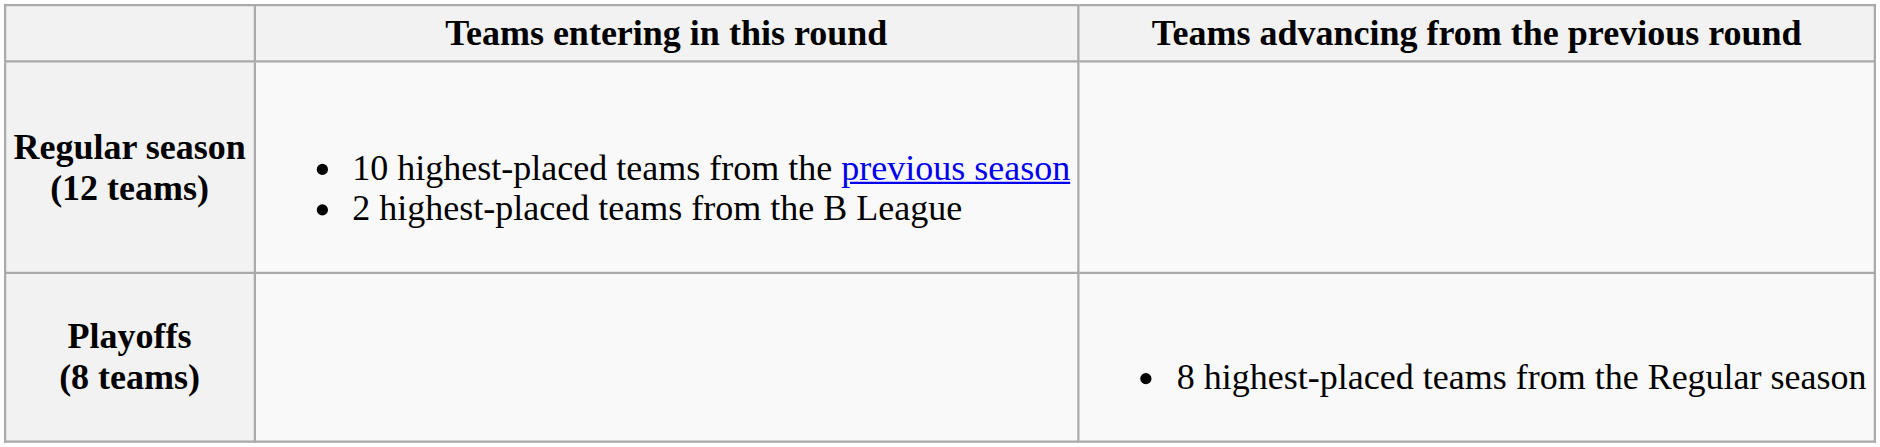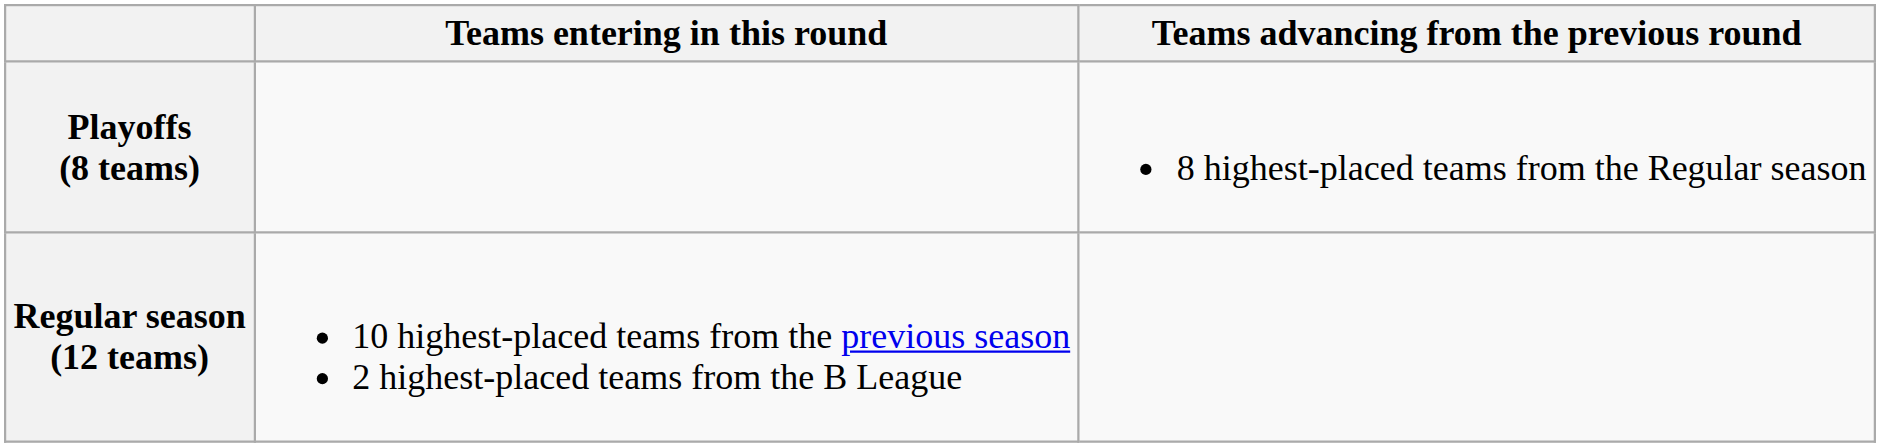rows swapped: (130, 166) <-> (130, 356)
